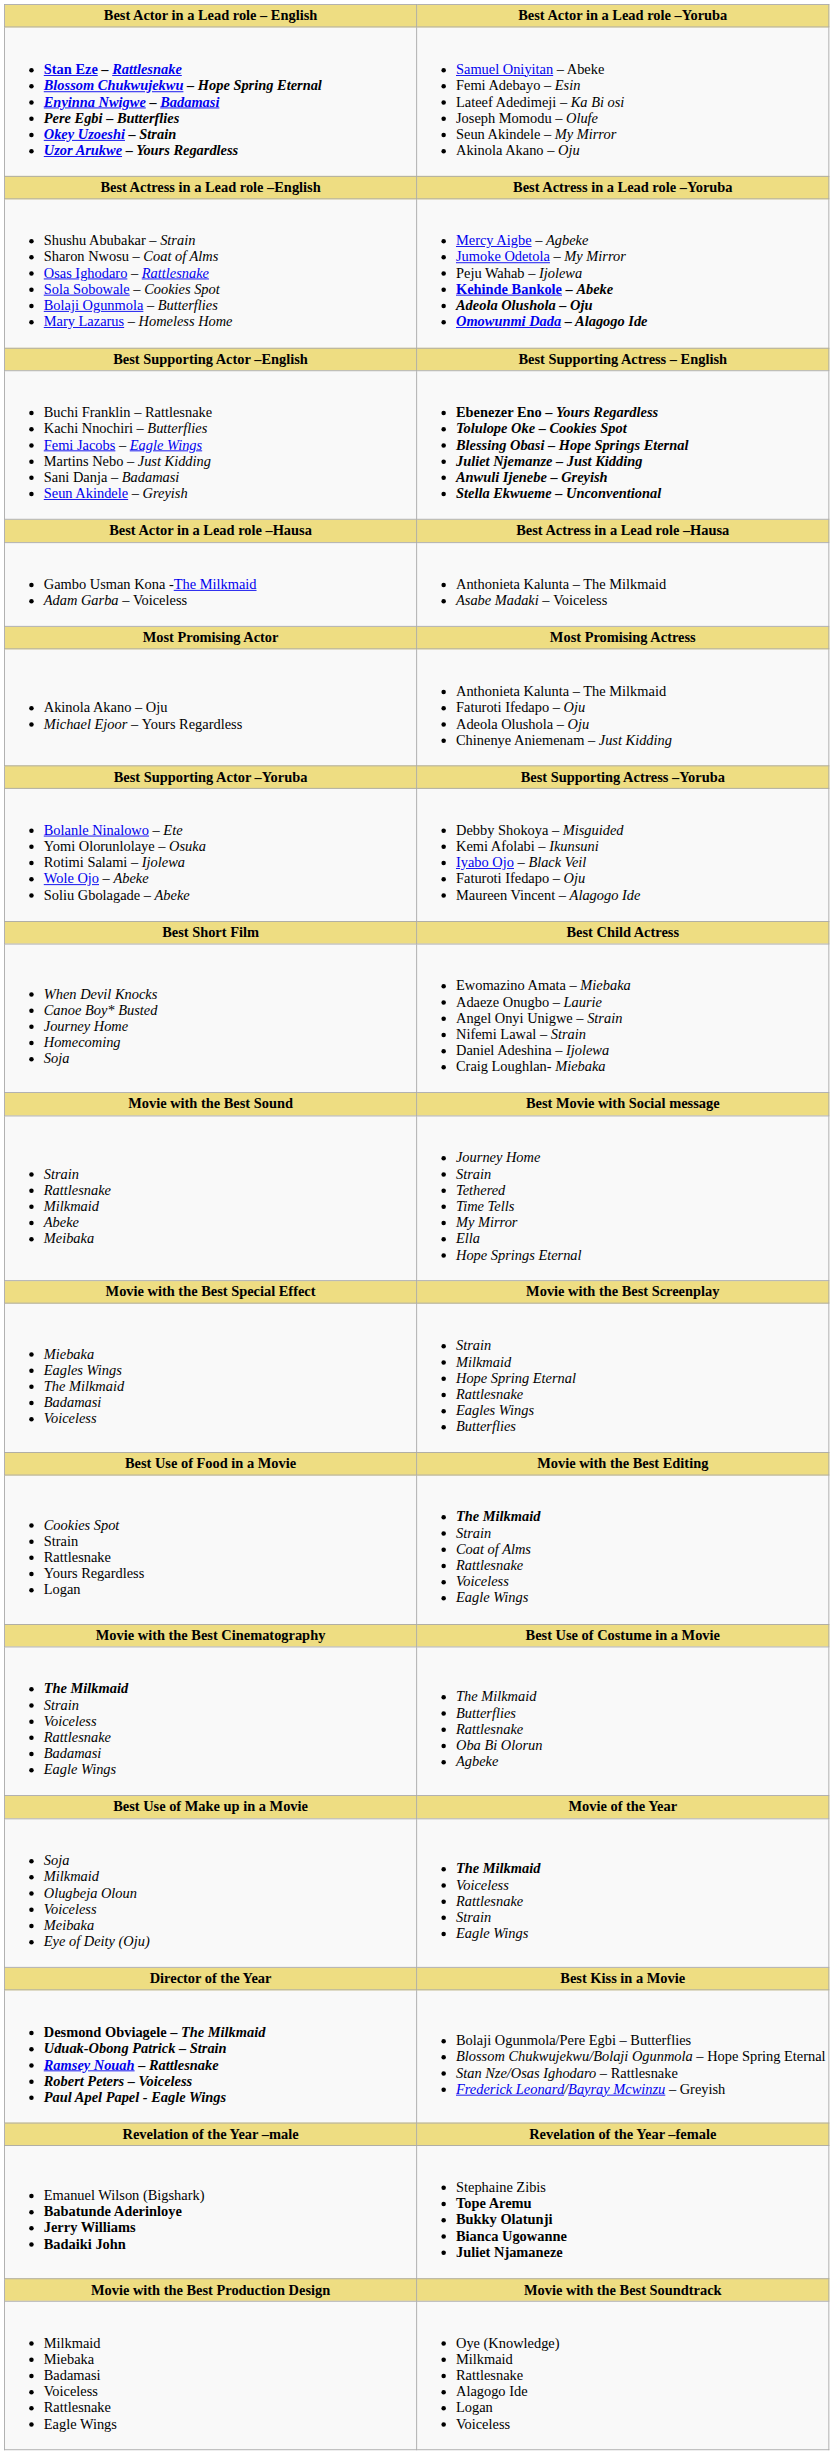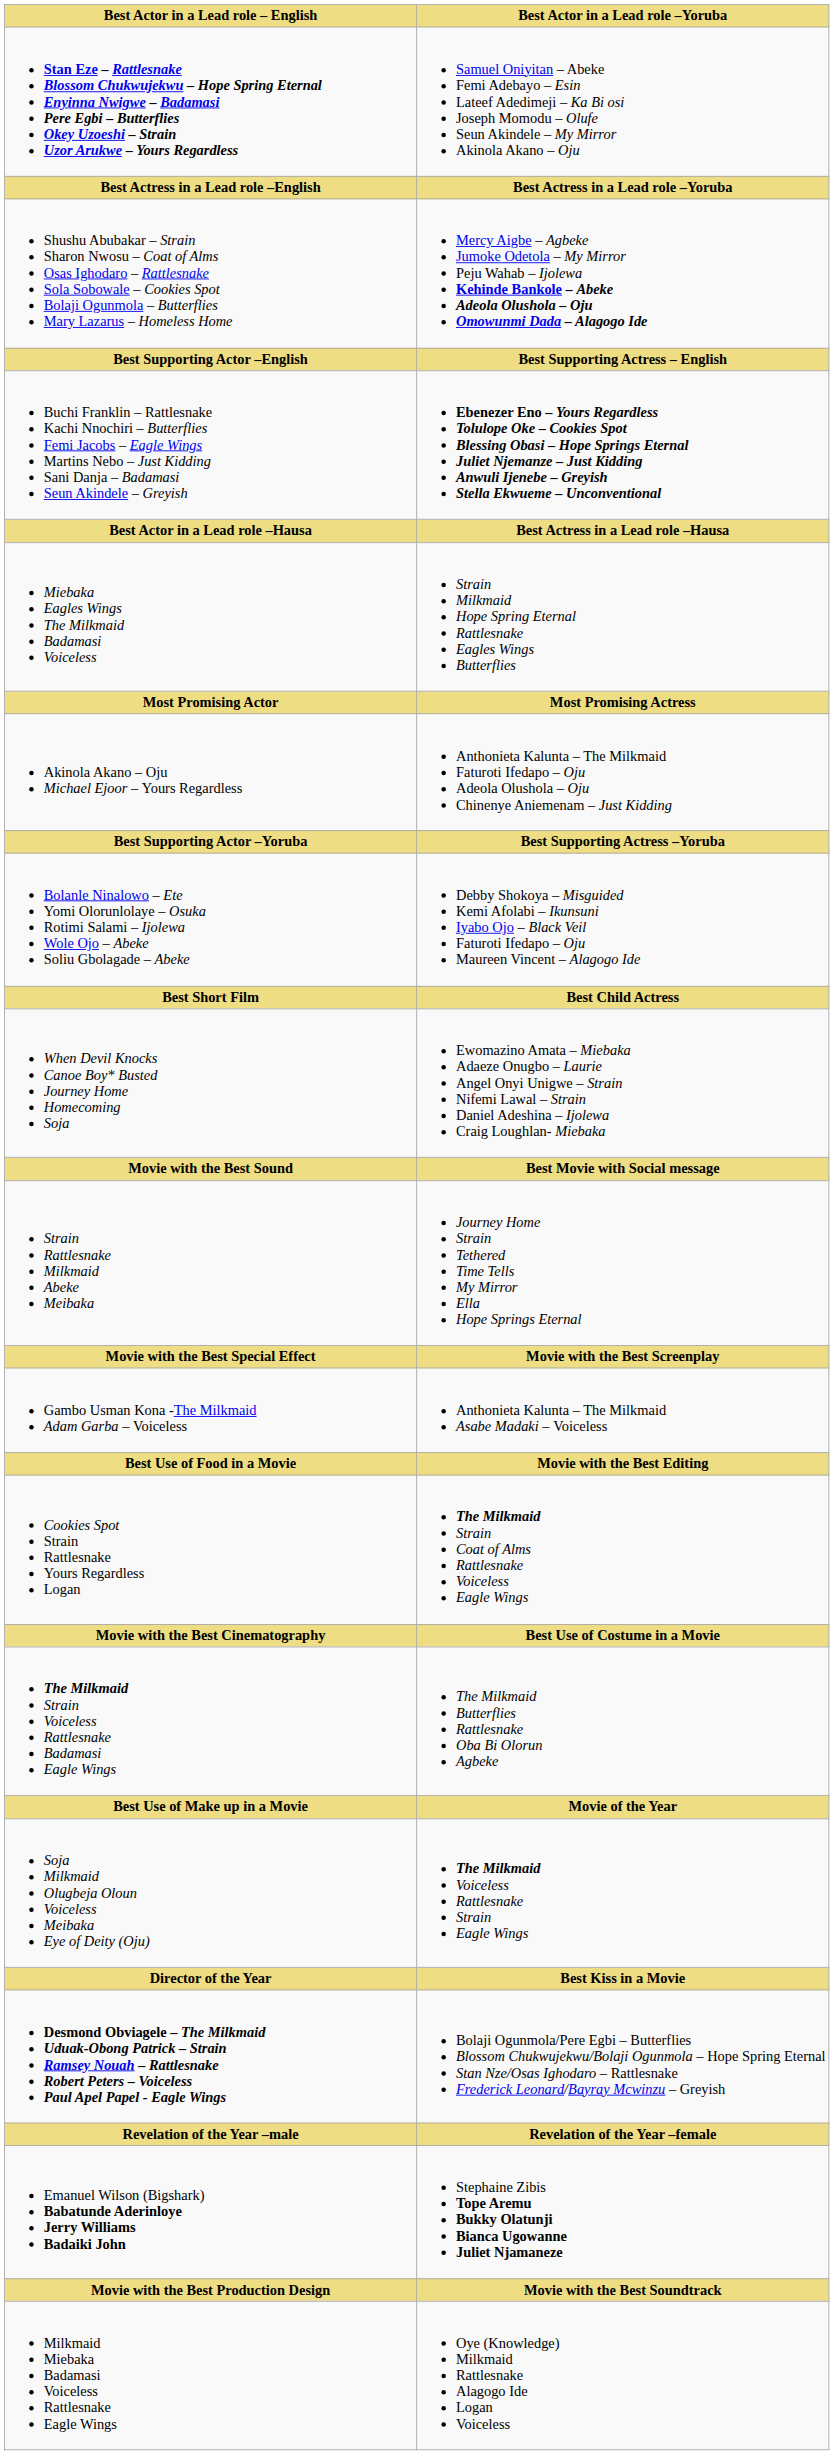rows swapped: (211, 592) <-> (211, 1386)
